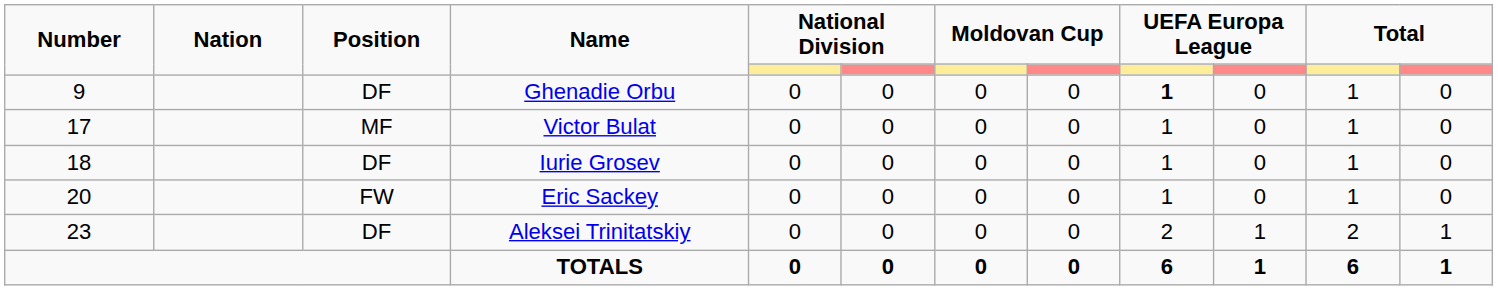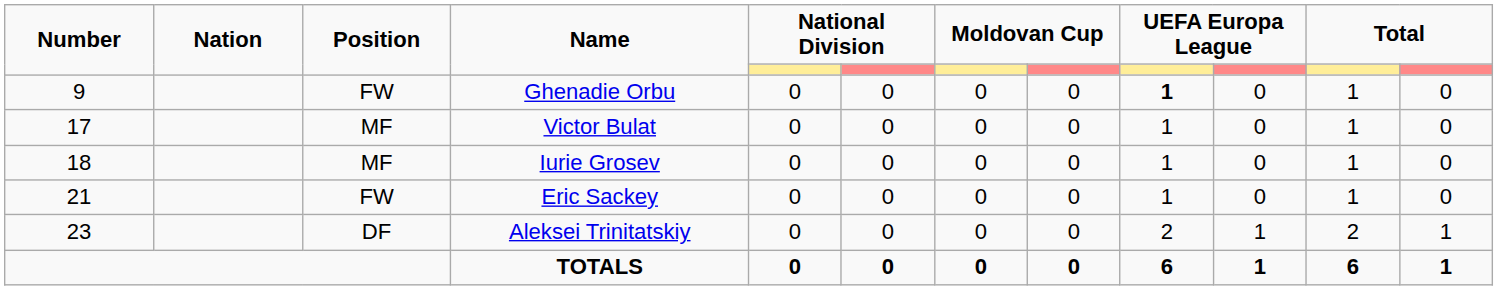(377, 92) DF -> (377, 92) FW
(377, 162) DF -> (377, 162) MF
(79, 197) 20 -> (79, 197) 21
